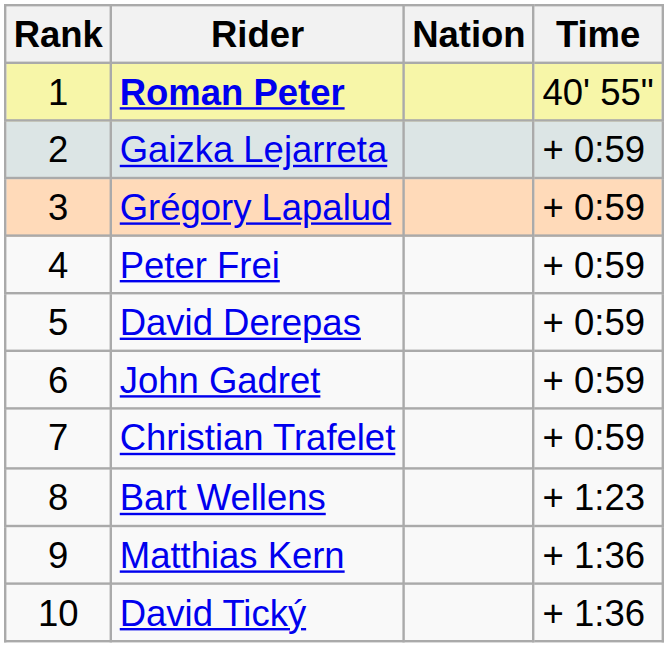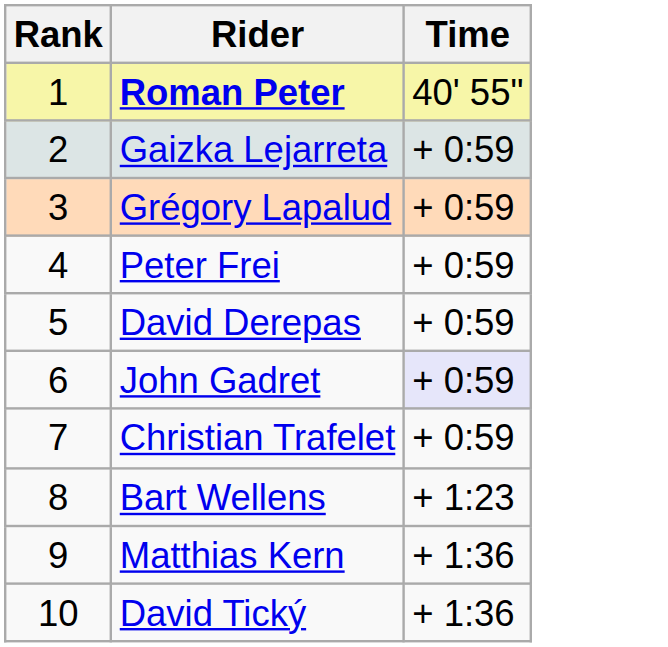- column: (469, 34)
(594, 381) no background -> (463, 381) lavender background
